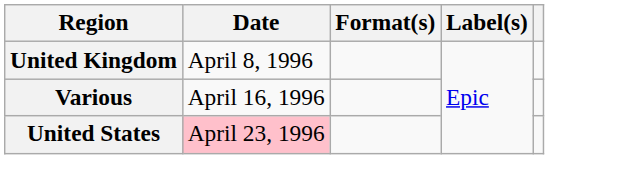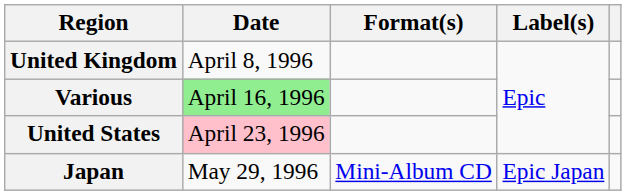(256, 97) no background -> (256, 97) lightgreen background
+ row: (94, 171)
